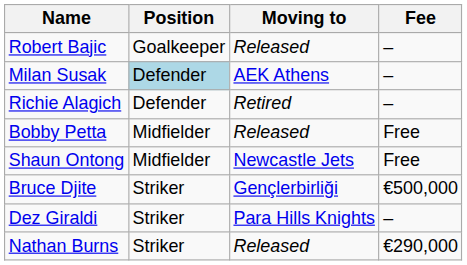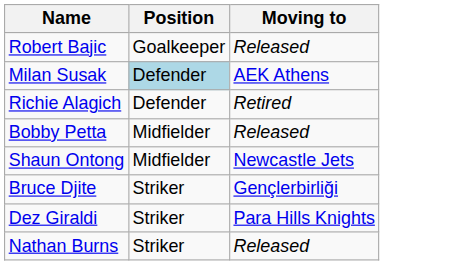- column: (421, 18)
